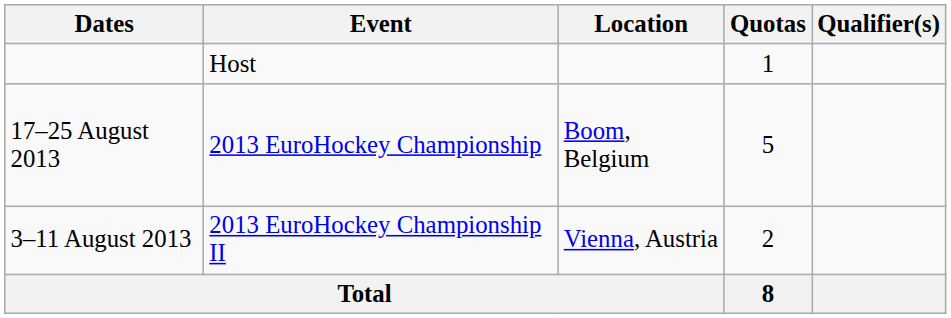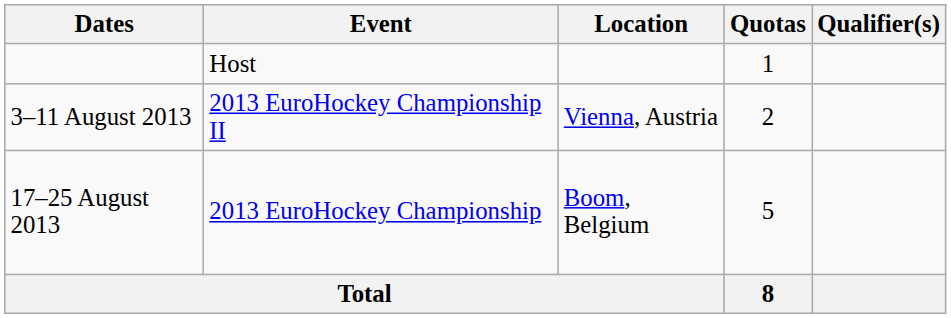rows swapped: (80, 144) <-> (101, 239)
